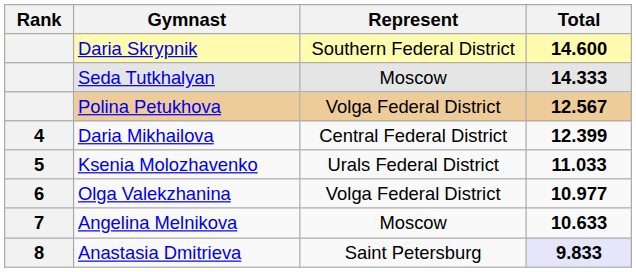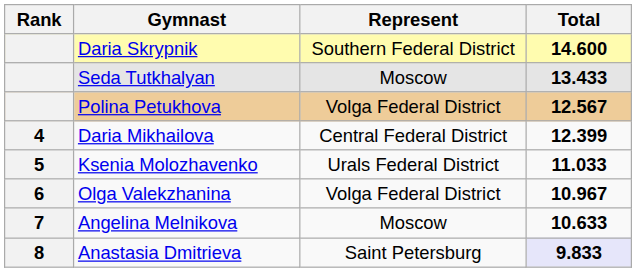(579, 78) 14.333 -> (579, 78) 13.433
(579, 194) 10.977 -> (579, 194) 10.967
